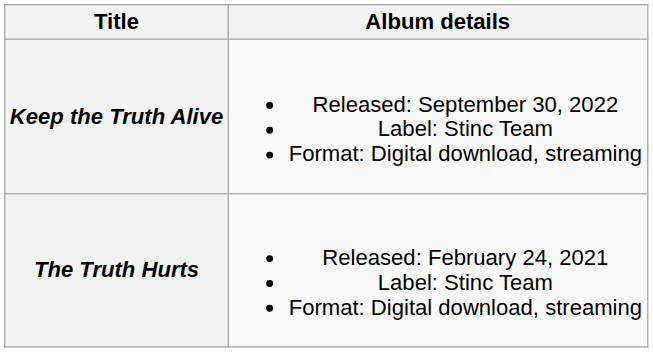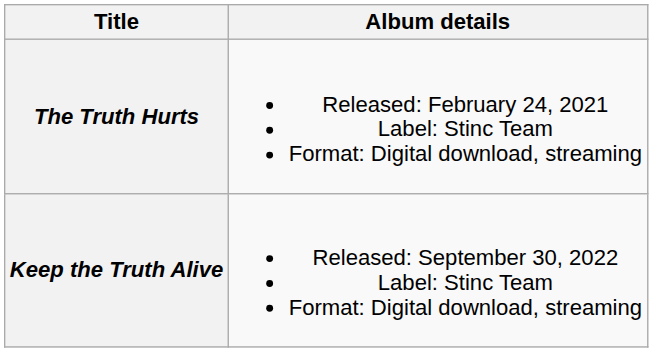rows swapped: (117, 270) <-> (117, 116)
